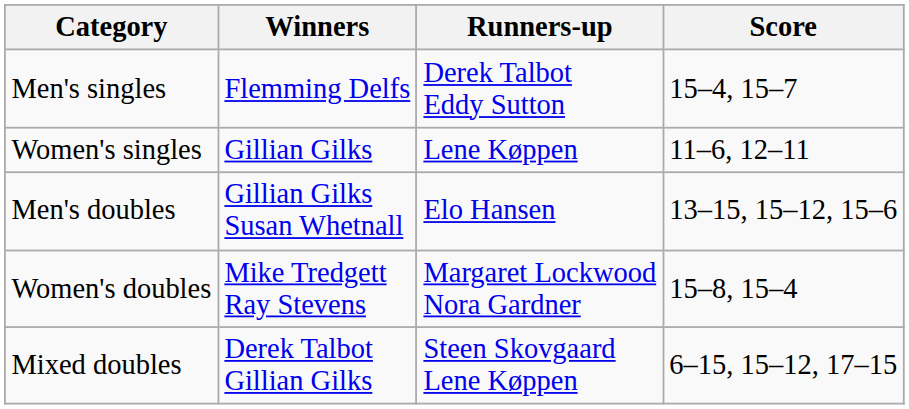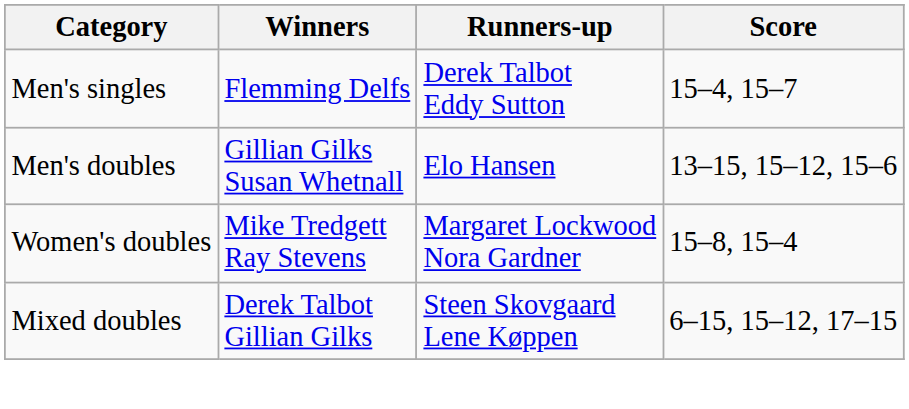- row: (107, 149)
